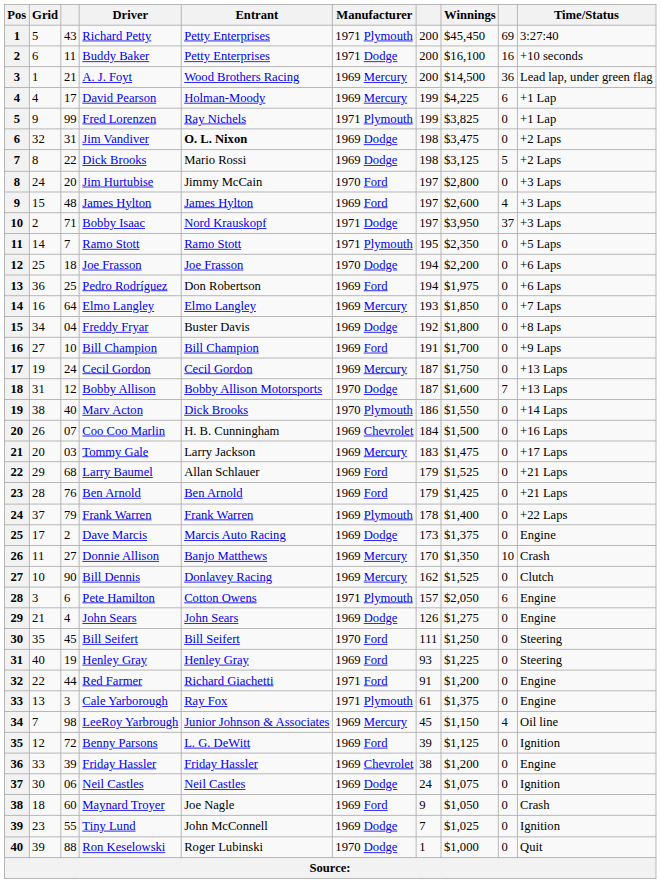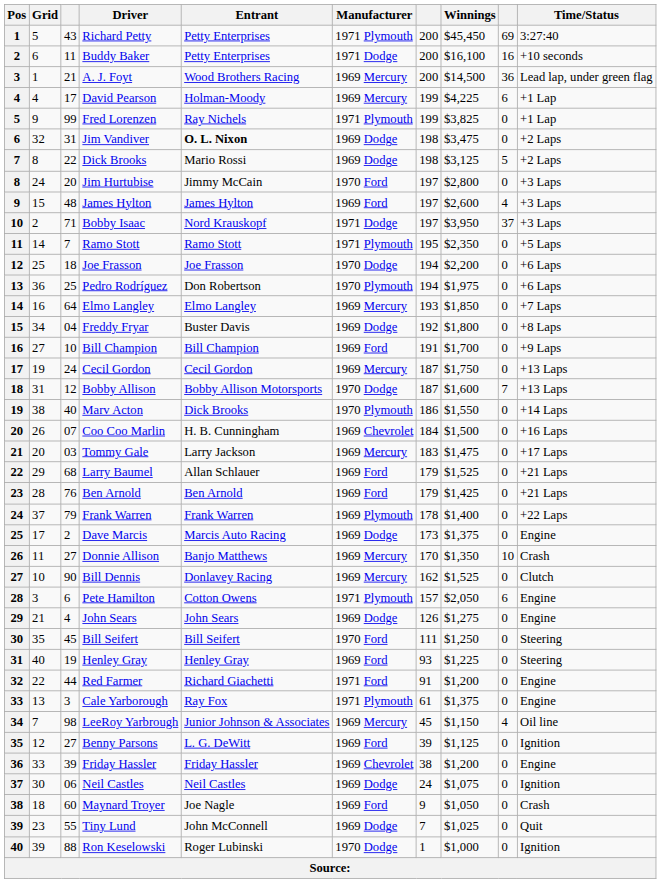(361, 285) 1969 Ford -> (374, 285) 1970 Plymouth
(70, 743) 72 -> (70, 743) 27
(540, 826) Ignition -> (531, 826) Quit
(531, 847) Quit -> (540, 847) Ignition
